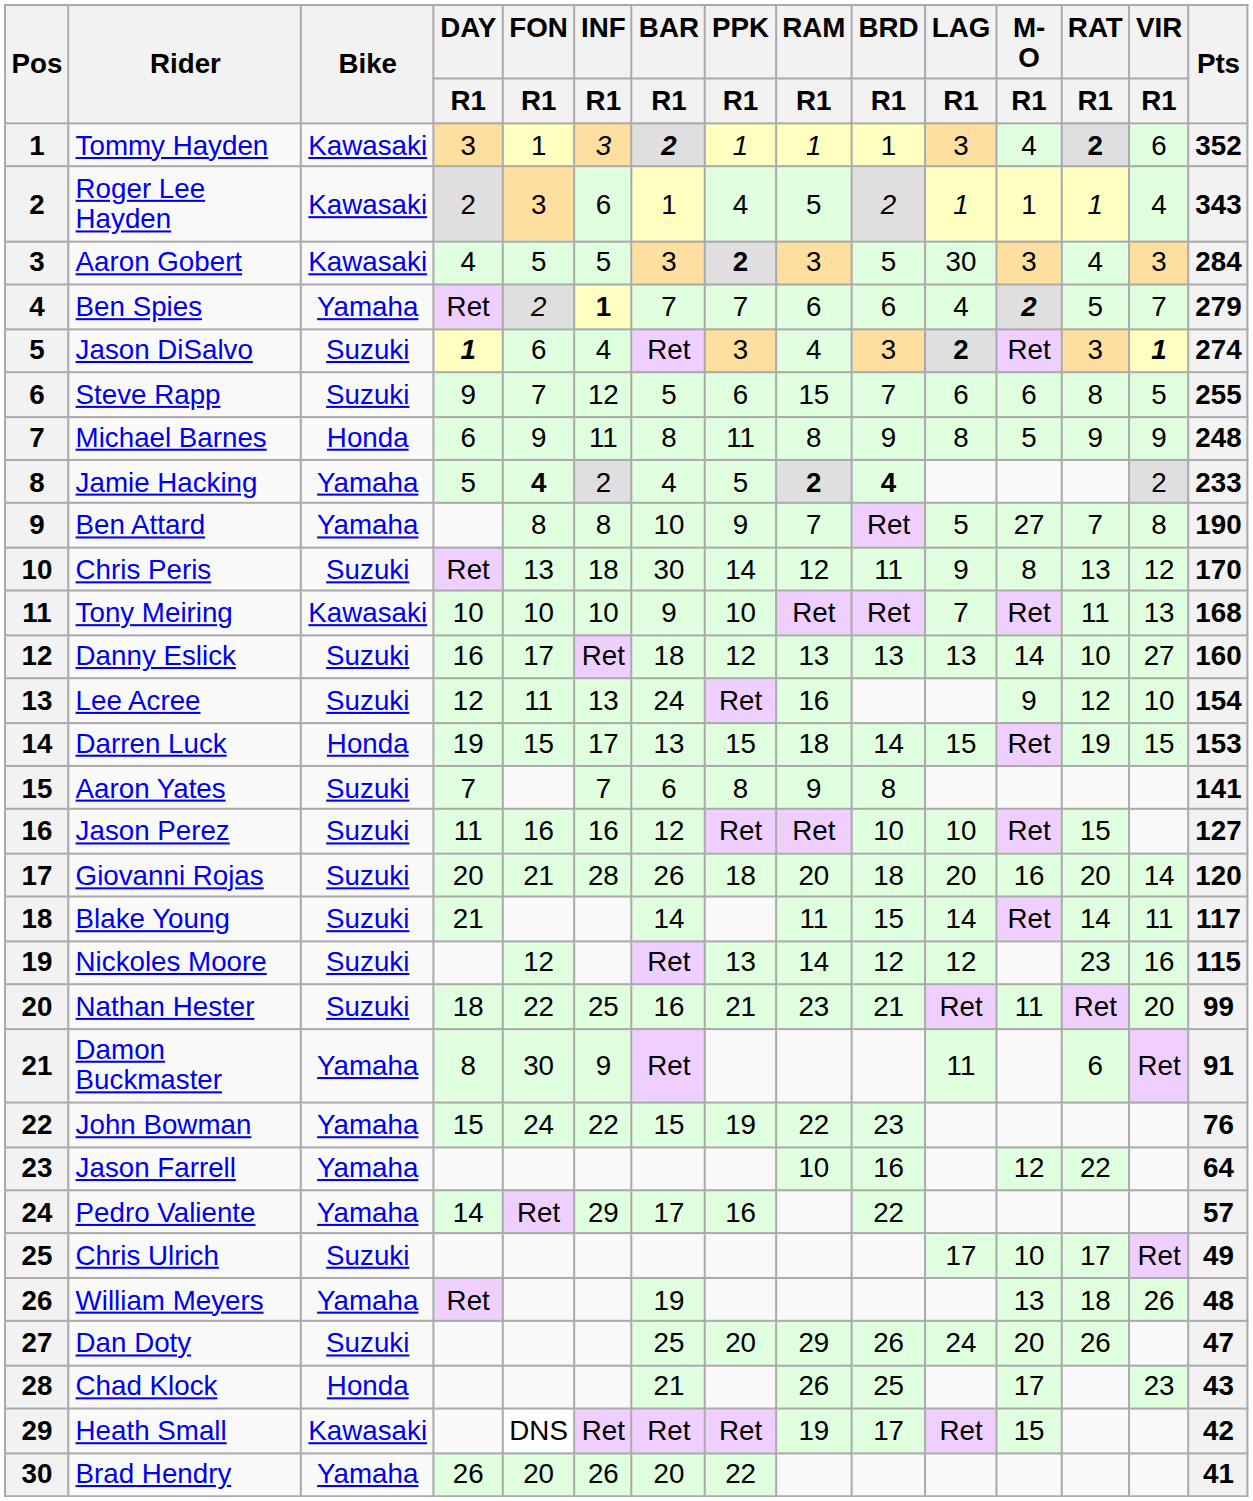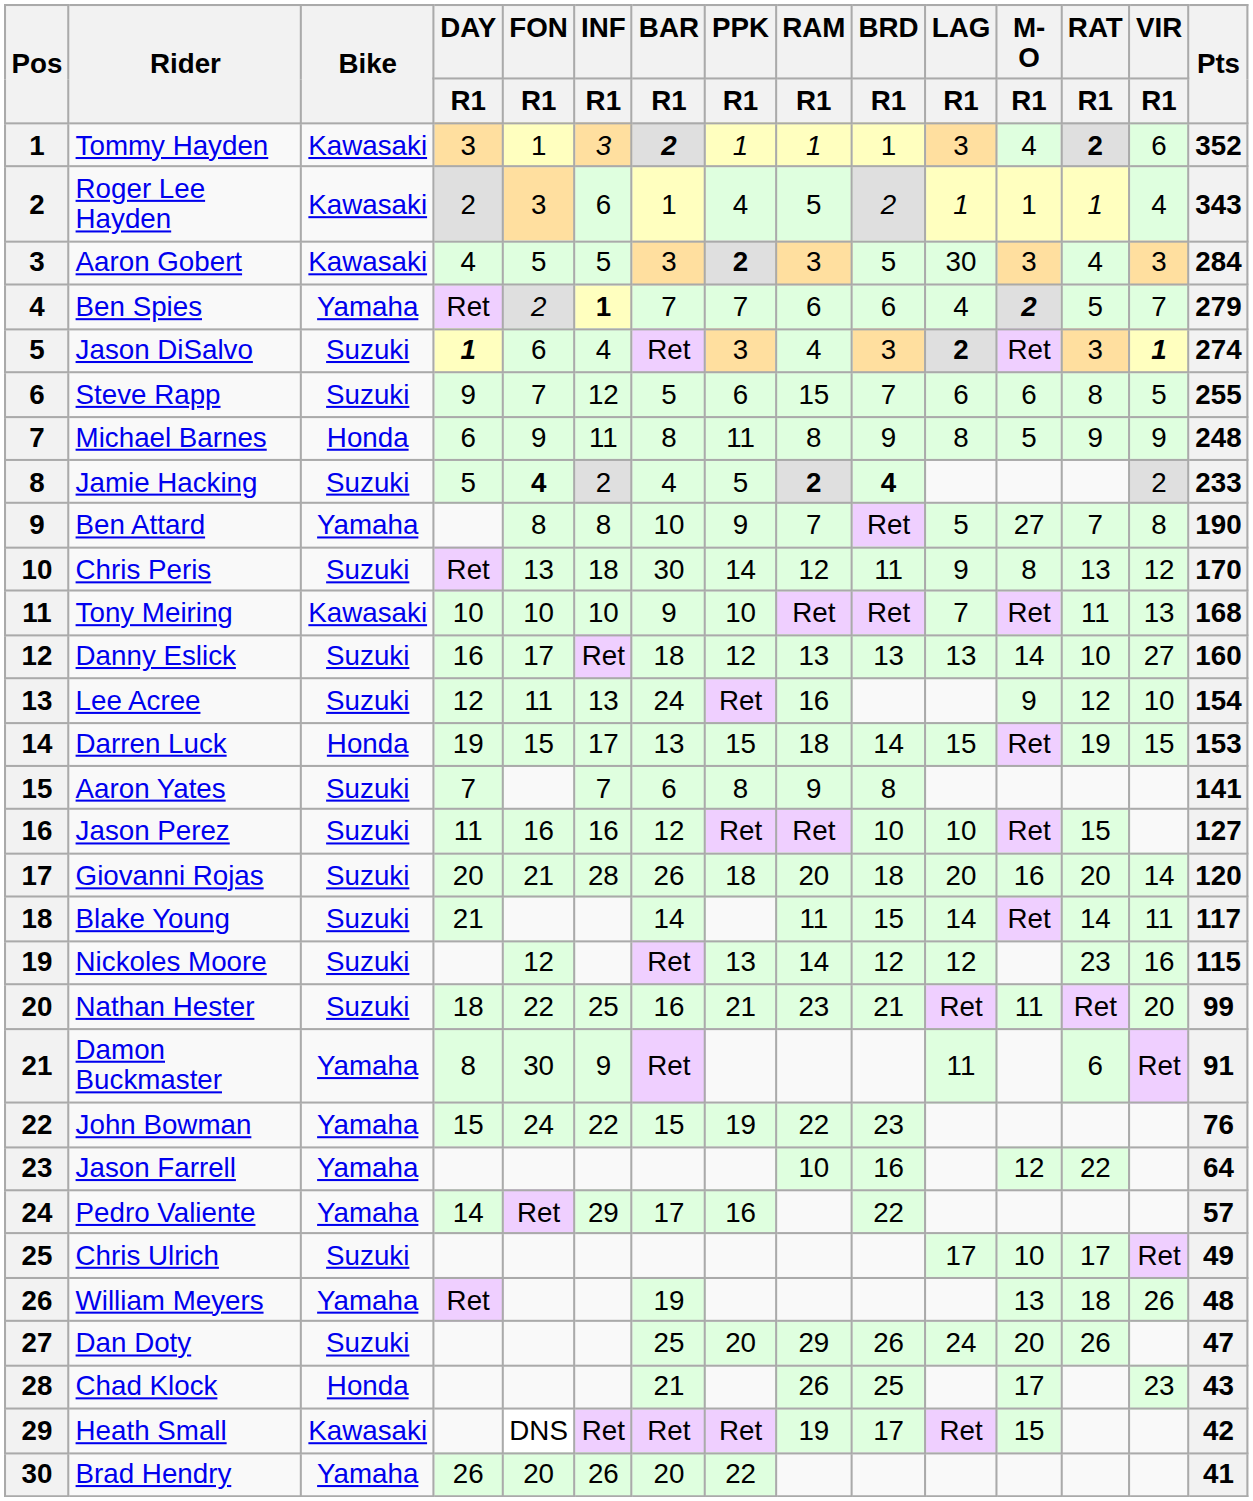(368, 481) Yamaha -> (368, 481) Suzuki
